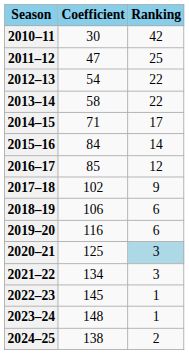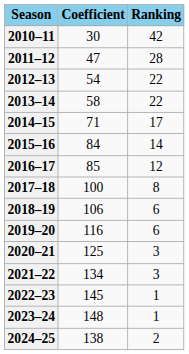(156, 58) 25 -> (156, 58) 28
(93, 187) 102 -> (93, 187) 100
(156, 187) 9 -> (156, 187) 8
(156, 252) lightblue background -> (156, 252) no background
